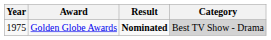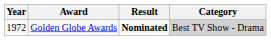(16, 27) 1975 -> (16, 27) 1972
